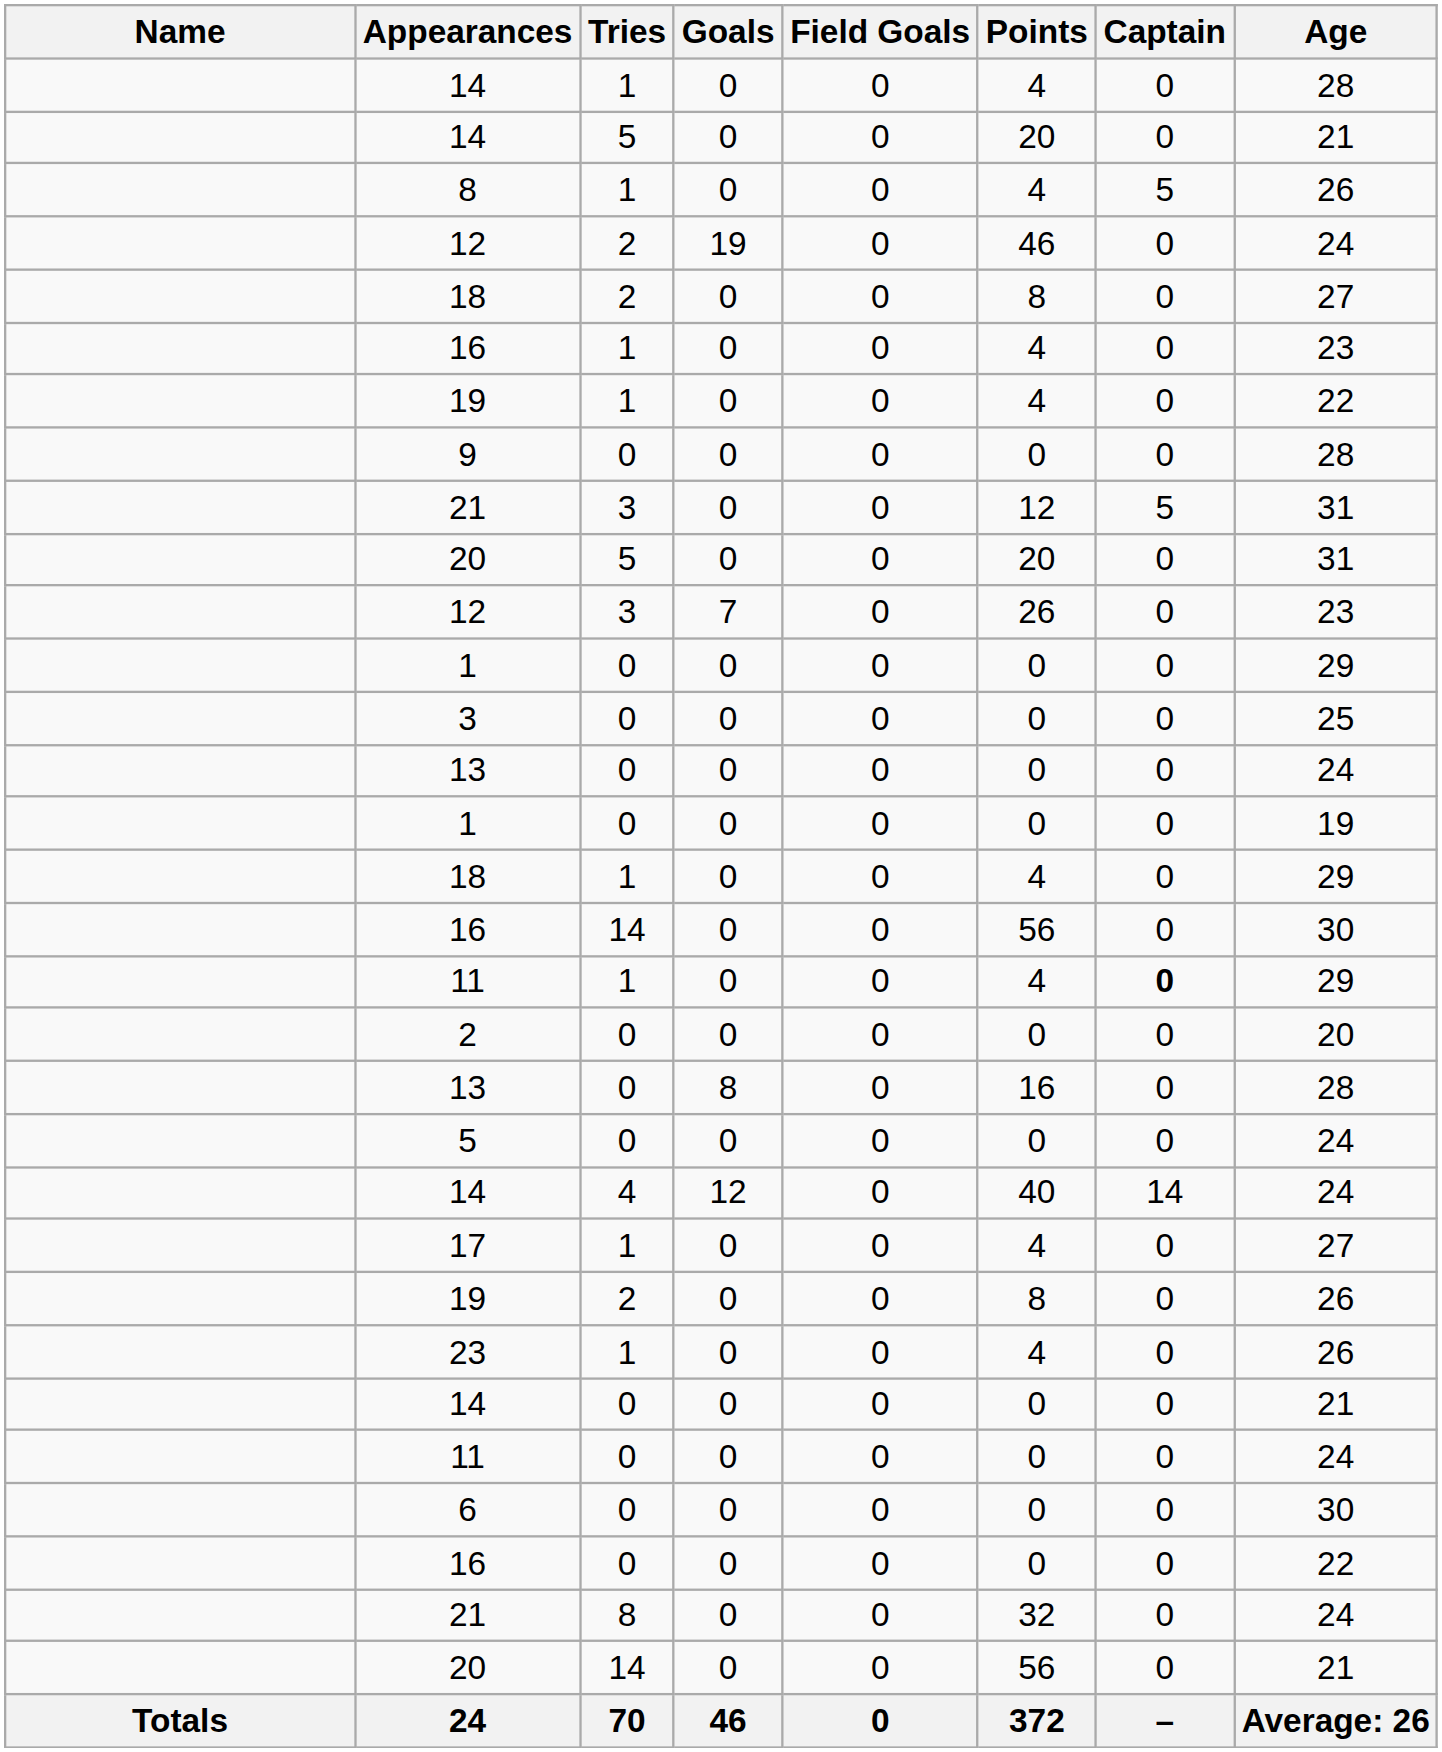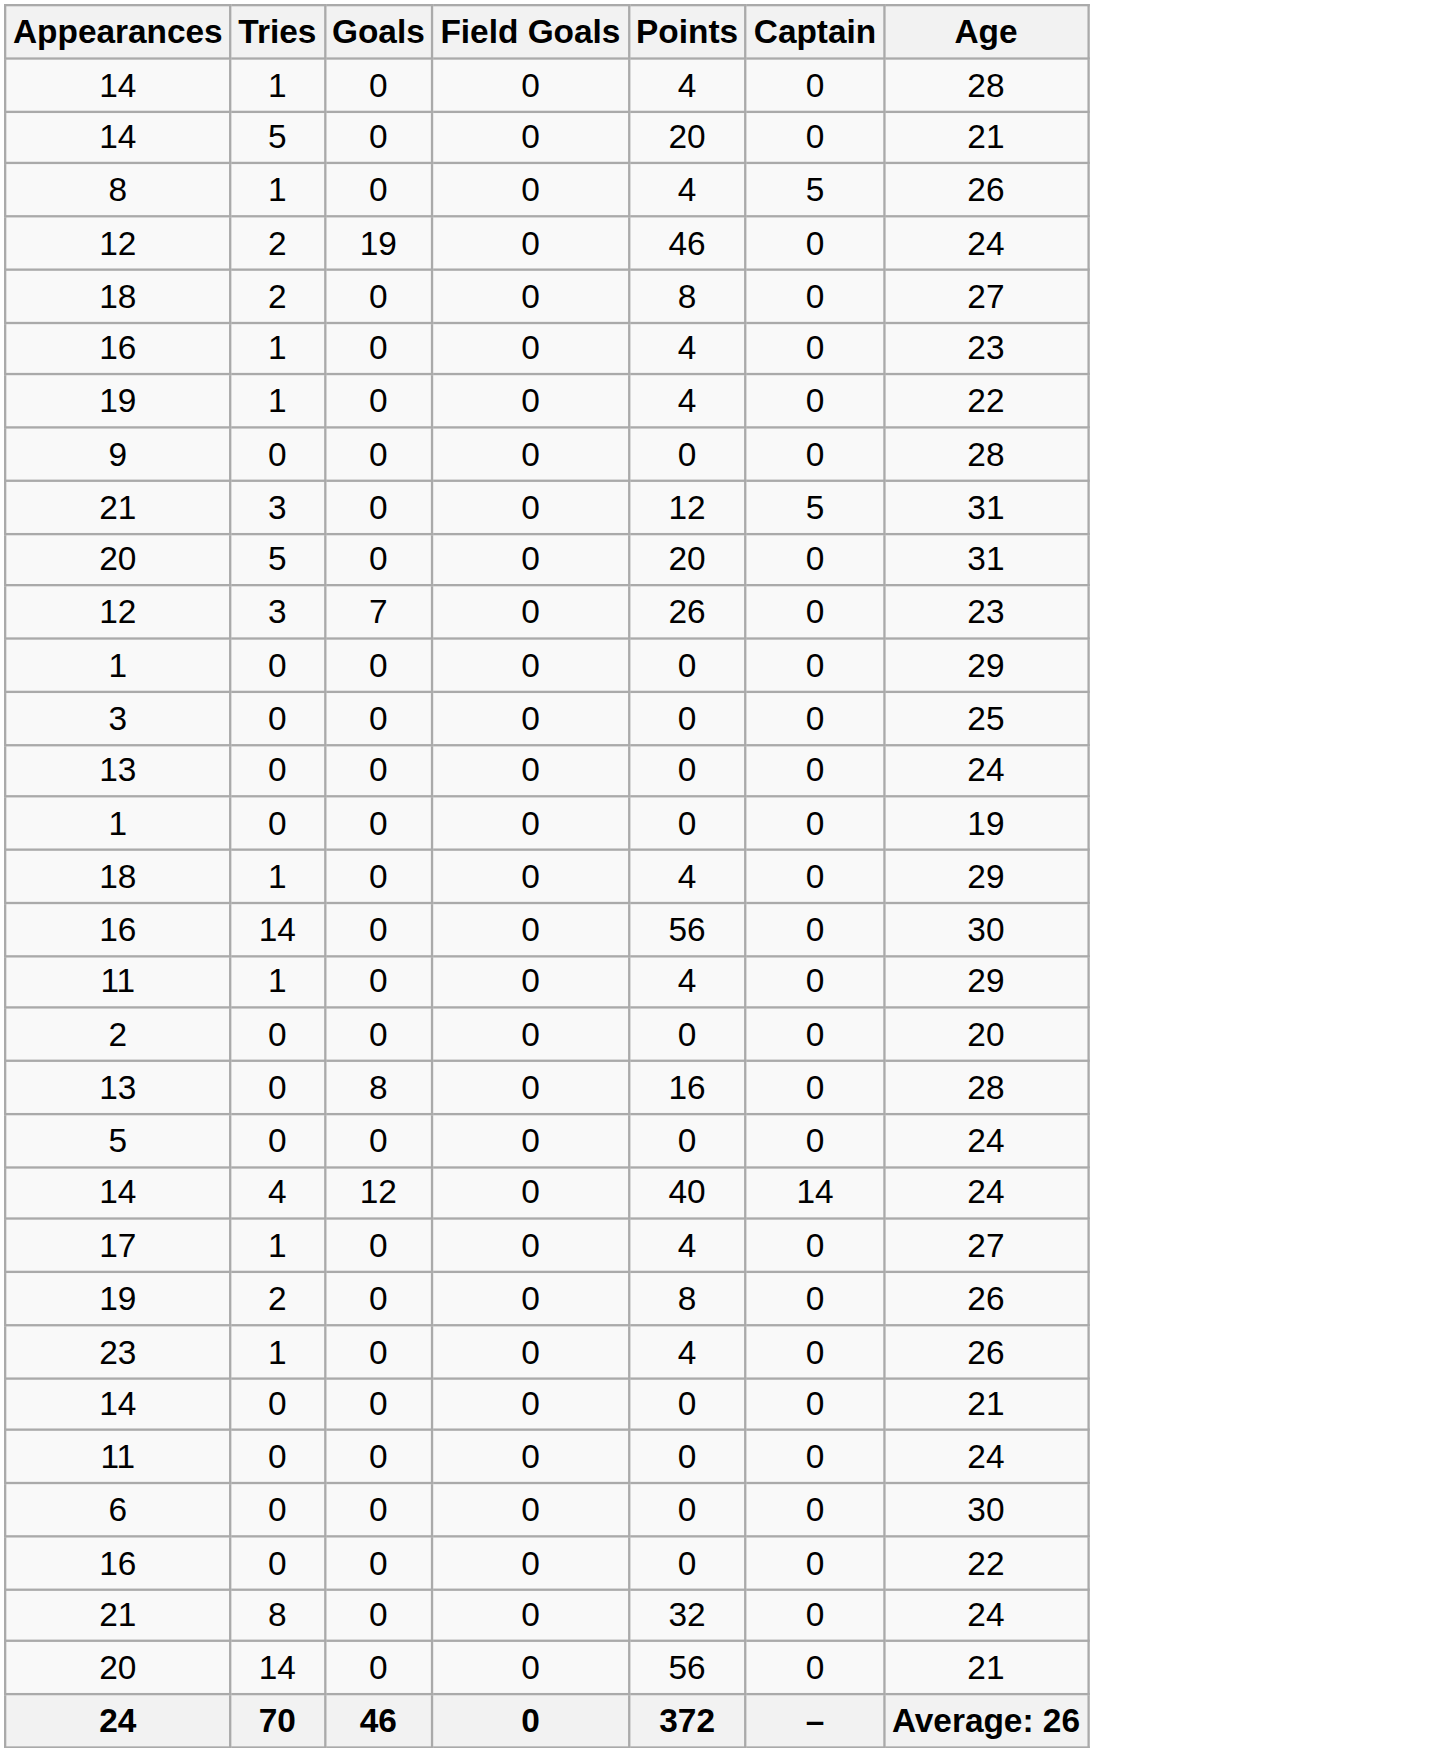- column: (180, 32)
(1165, 982) bold -> (815, 982) normal
